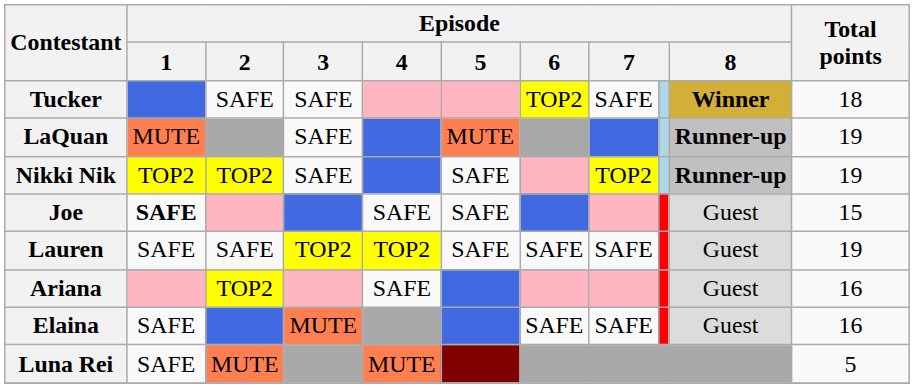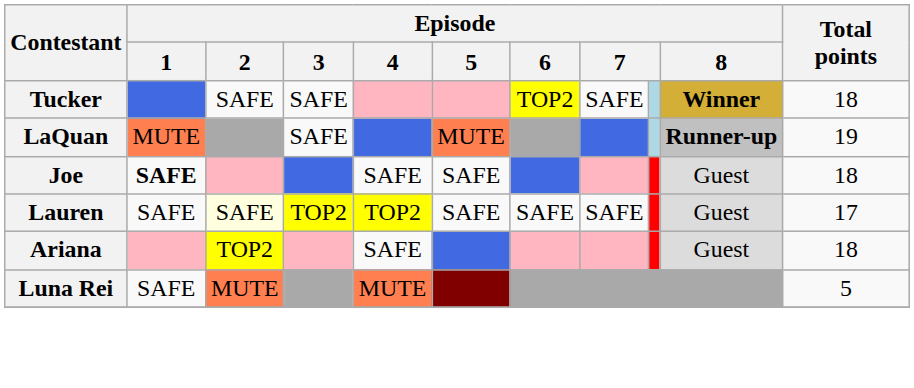- row: (66, 174)
(851, 212) 15 -> (846, 174) 18
(245, 250) no background -> (245, 212) lightyellow background
(851, 250) 19 -> (846, 212) 17
(851, 288) 16 -> (846, 250) 18
- row: (66, 325)
